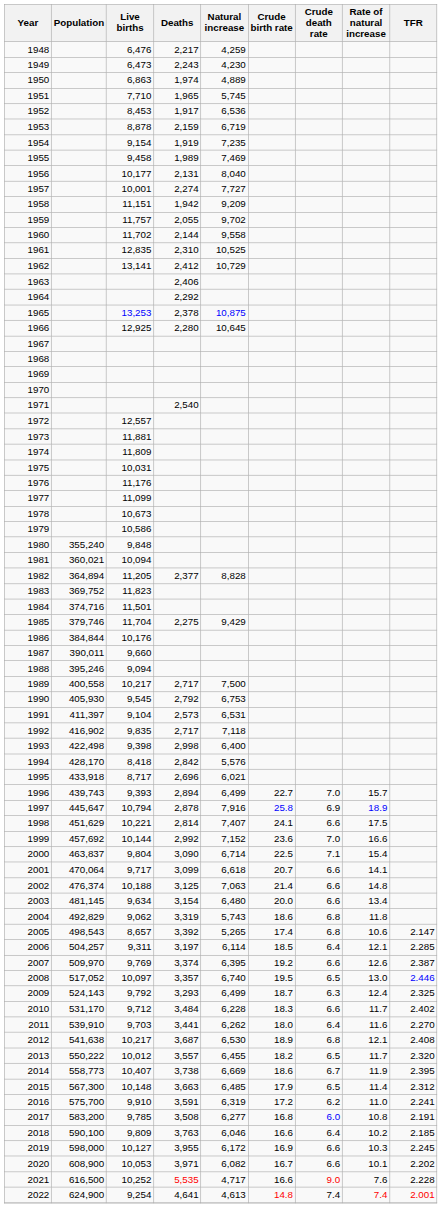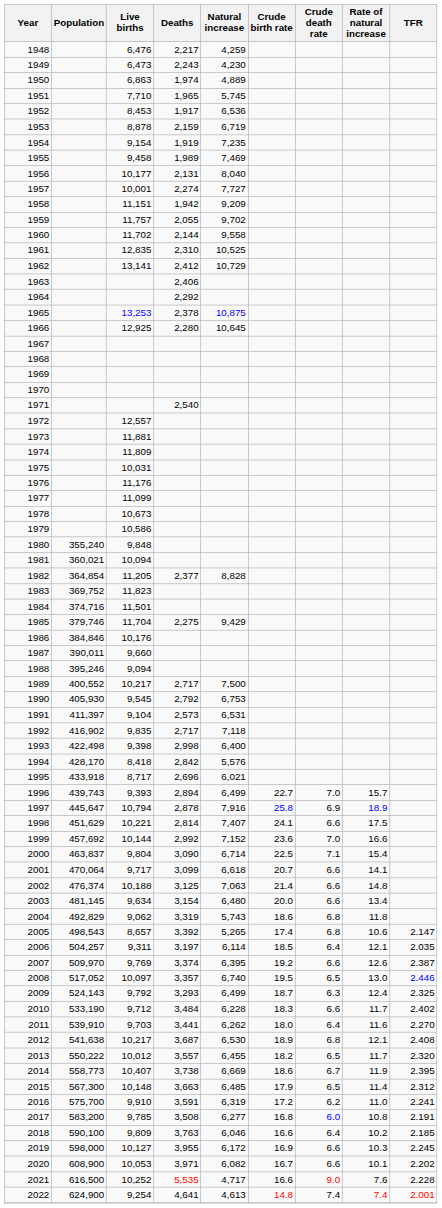(87, 575) 364,894 -> (87, 575) 364,854
(87, 637) 384,844 -> (87, 637) 384,846
(87, 684) 400,558 -> (87, 684) 400,552
(422, 947) 2.285 -> (422, 947) 2.035
(87, 1009) 531,170 -> (87, 1009) 533,190
